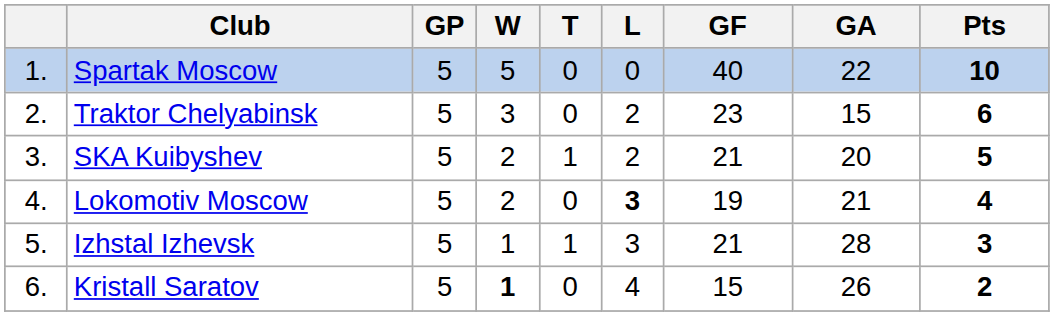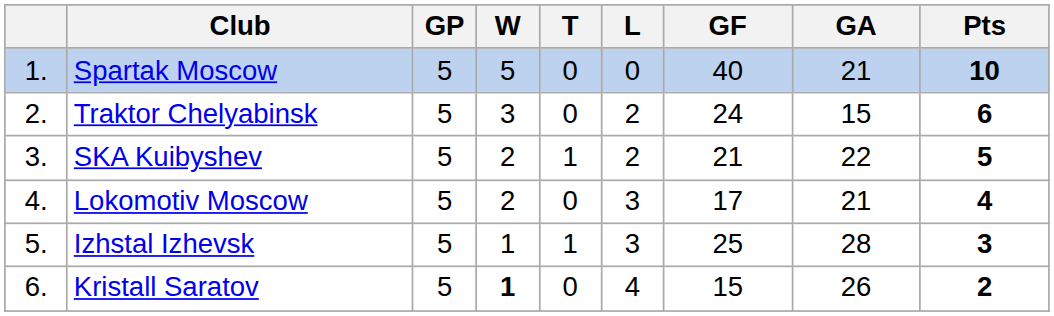(856, 69) 22 -> (856, 69) 21
(728, 113) 23 -> (728, 113) 24
(856, 157) 20 -> (856, 157) 22
(632, 200) bold -> (632, 200) normal
(728, 200) 19 -> (728, 200) 17
(728, 244) 21 -> (728, 244) 25
